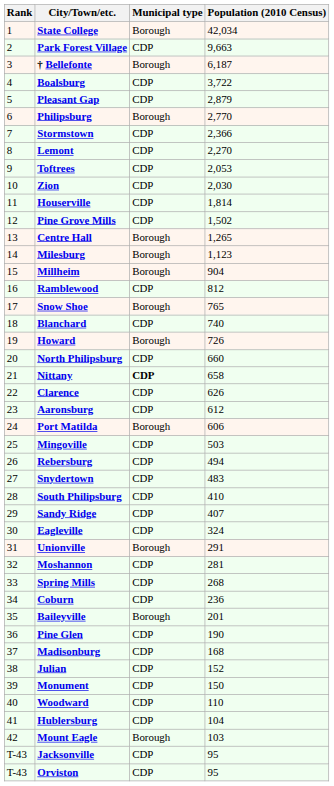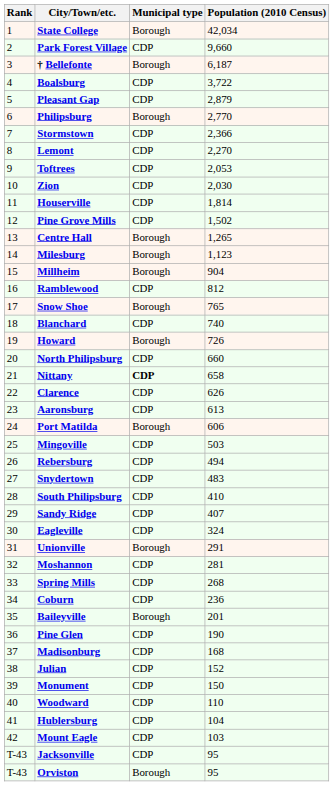(220, 47) 9,663 -> (220, 47) 9,660
(216, 409) 612 -> (216, 409) 613
(151, 737) Borough -> (143, 737) CDP
(143, 772) CDP -> (151, 772) Borough
